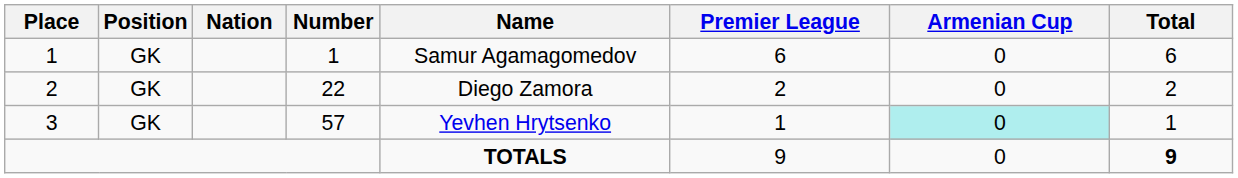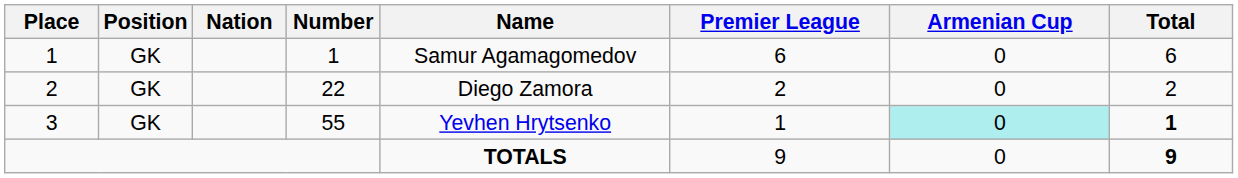(333, 123) 57 -> (333, 123) 55
(1171, 123) normal -> (1171, 123) bold
